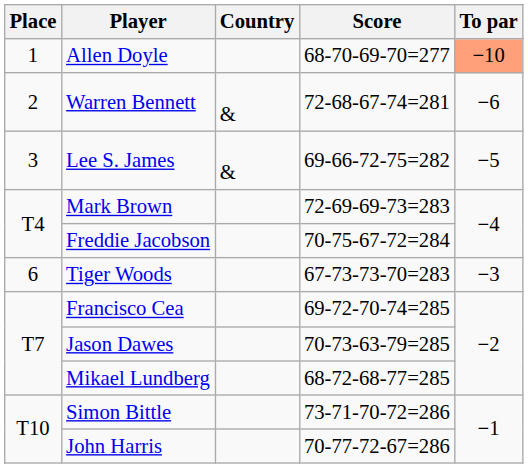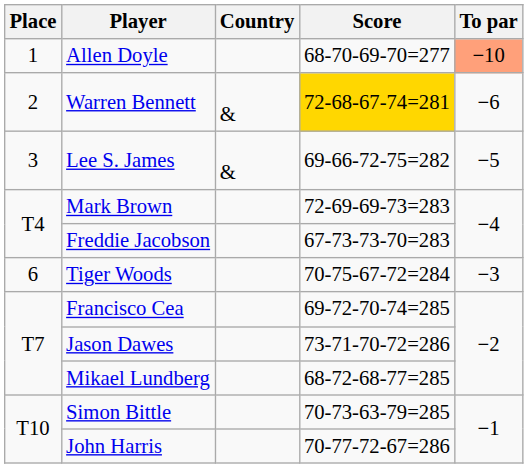(377, 102) no background -> (377, 102) gold background
(377, 241) 70-75-67-72=284 -> (377, 241) 67-73-73-70=283
(377, 275) 67-73-73-70=283 -> (377, 275) 70-75-67-72=284
(377, 343) 70-73-63-79=285 -> (377, 343) 73-71-70-72=286
(377, 411) 73-71-70-72=286 -> (377, 411) 70-73-63-79=285
